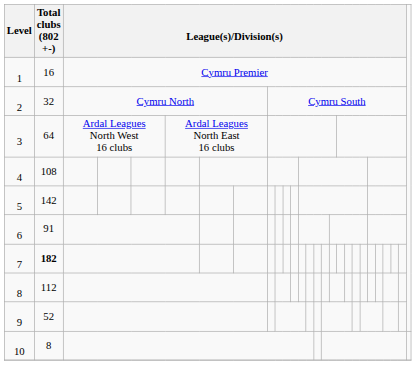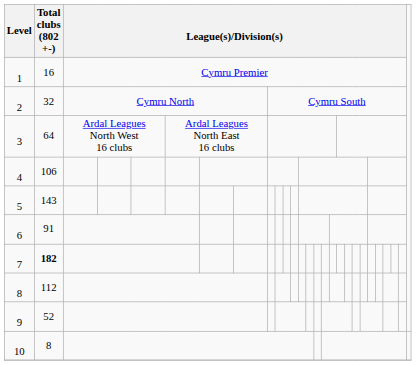(49, 171) 108 -> (49, 171) 106
(49, 200) 142 -> (49, 200) 143
